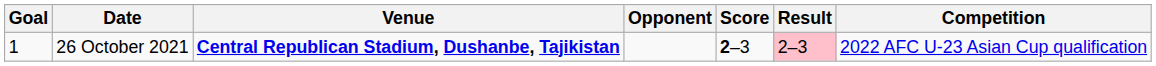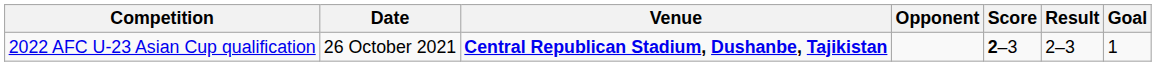columns swapped: (28, 18) <-> (994, 18)
(792, 46) pink background -> (1060, 46) no background
